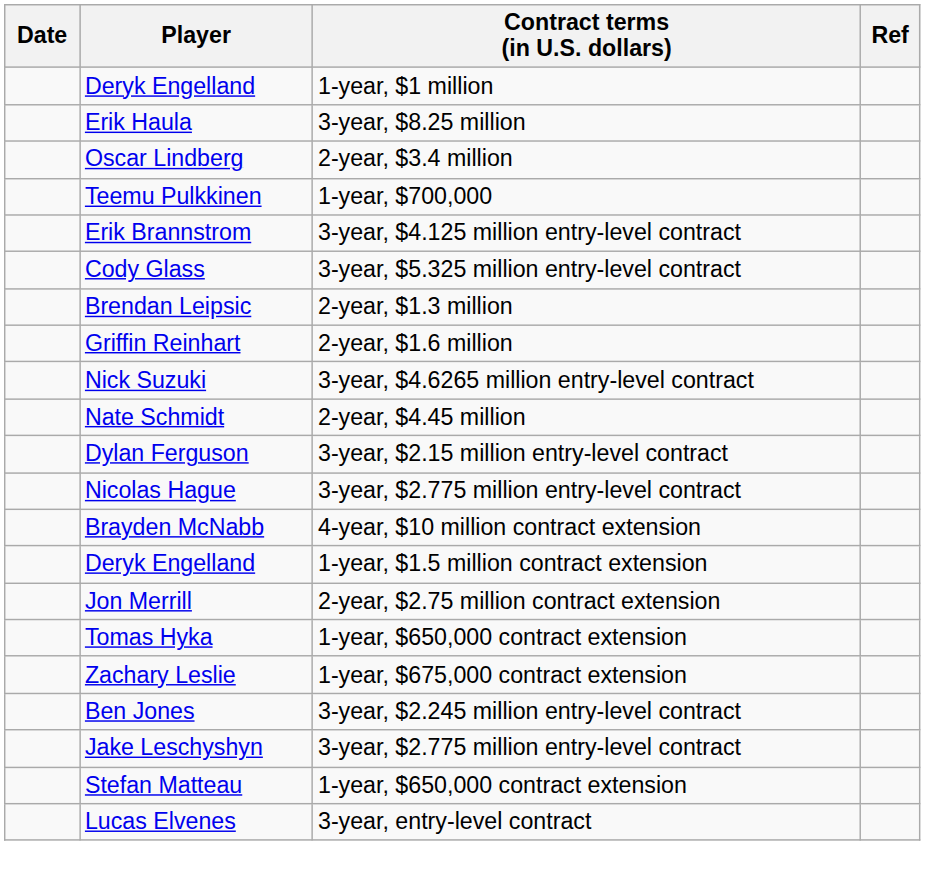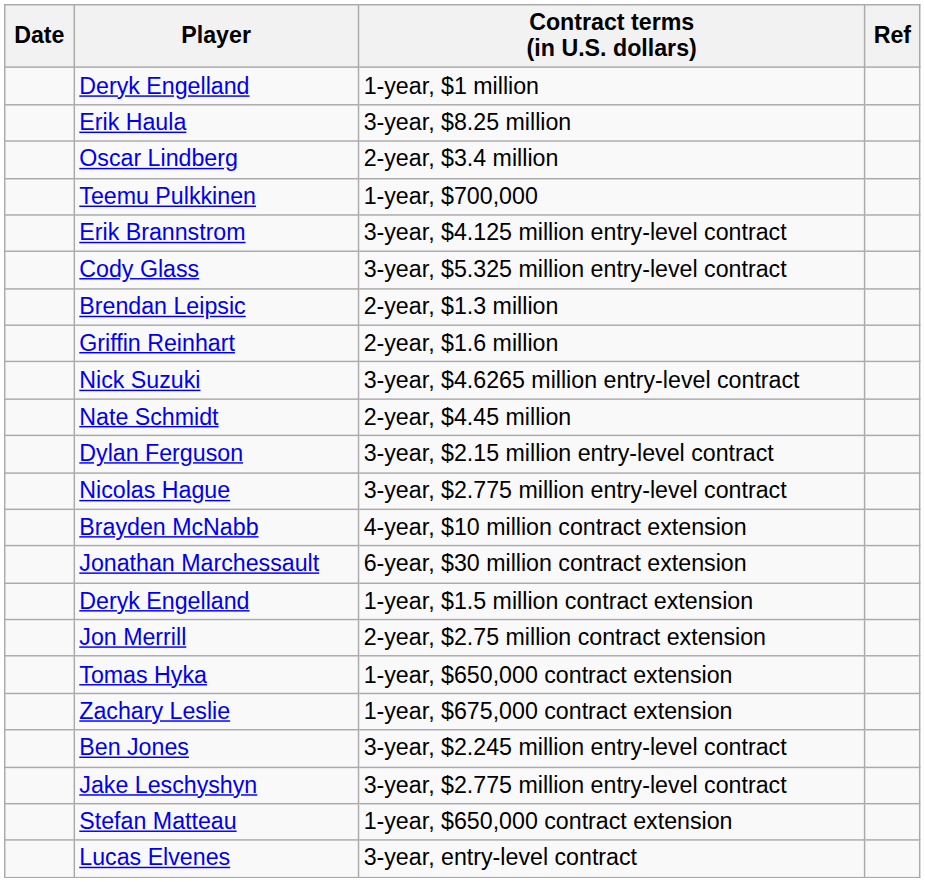+ row: (199, 564)
